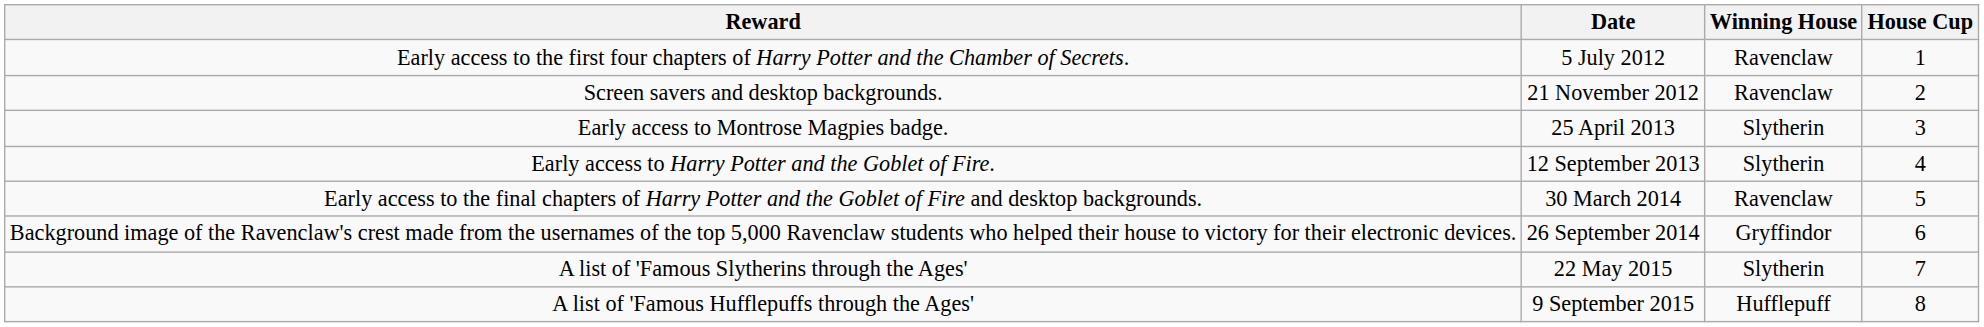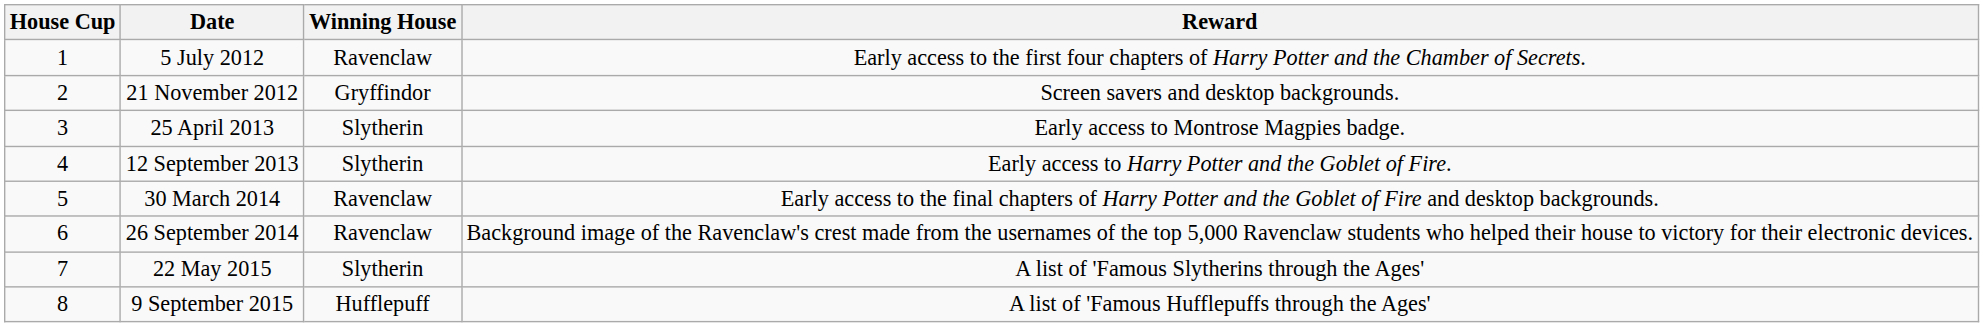columns swapped: (1920, 22) <-> (763, 22)
(1783, 92) Ravenclaw -> (383, 92) Gryffindor
(1784, 233) Gryffindor -> (383, 233) Ravenclaw
